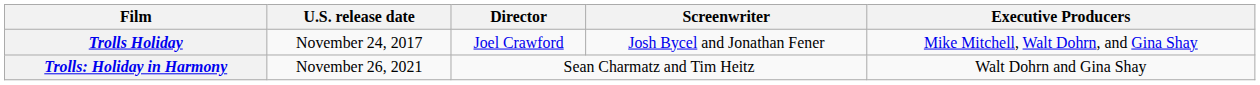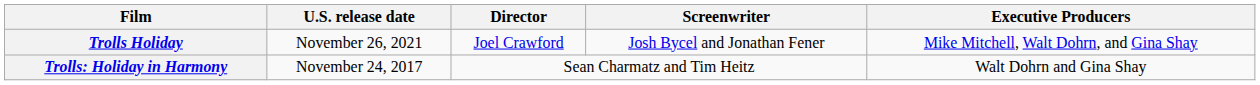(359, 42) November 24, 2017 -> (359, 42) November 26, 2021
(359, 67) November 26, 2021 -> (359, 67) November 24, 2017
